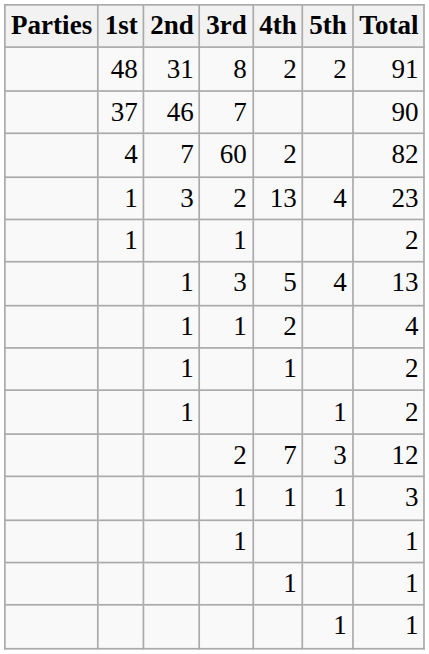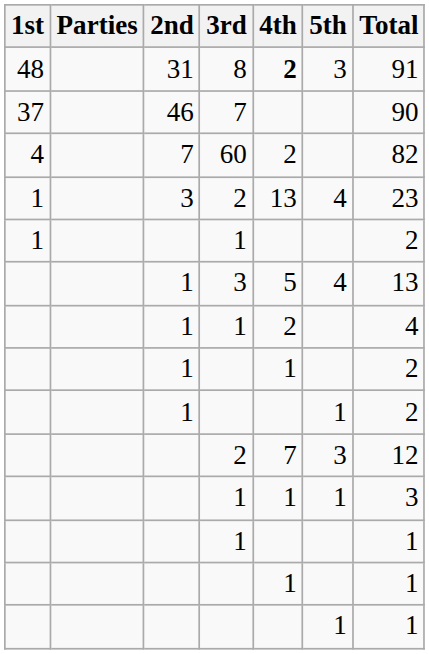columns swapped: (52, 25) <-> (121, 25)
(290, 68) normal -> (290, 68) bold
(340, 68) 2 -> (340, 68) 3
